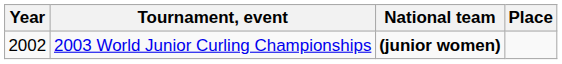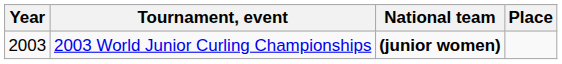(27, 44) 2002 -> (27, 44) 2003
